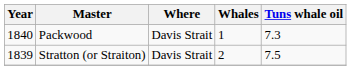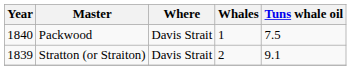(273, 34) 7.3 -> (273, 34) 7.5
(273, 55) 7.5 -> (273, 55) 9.1
